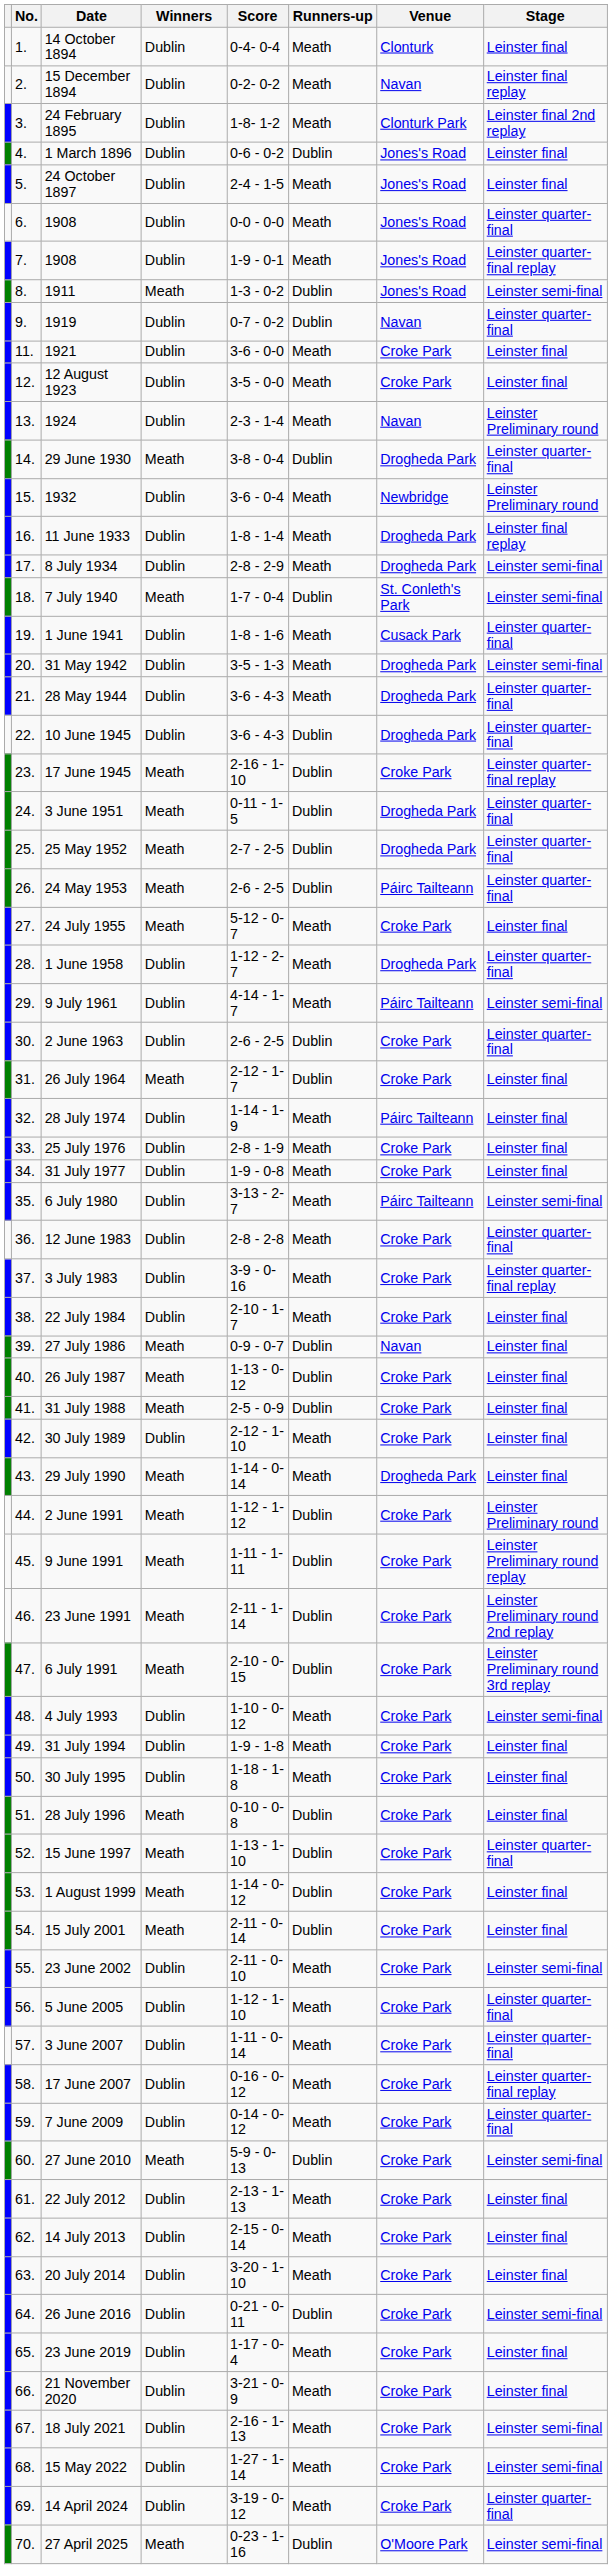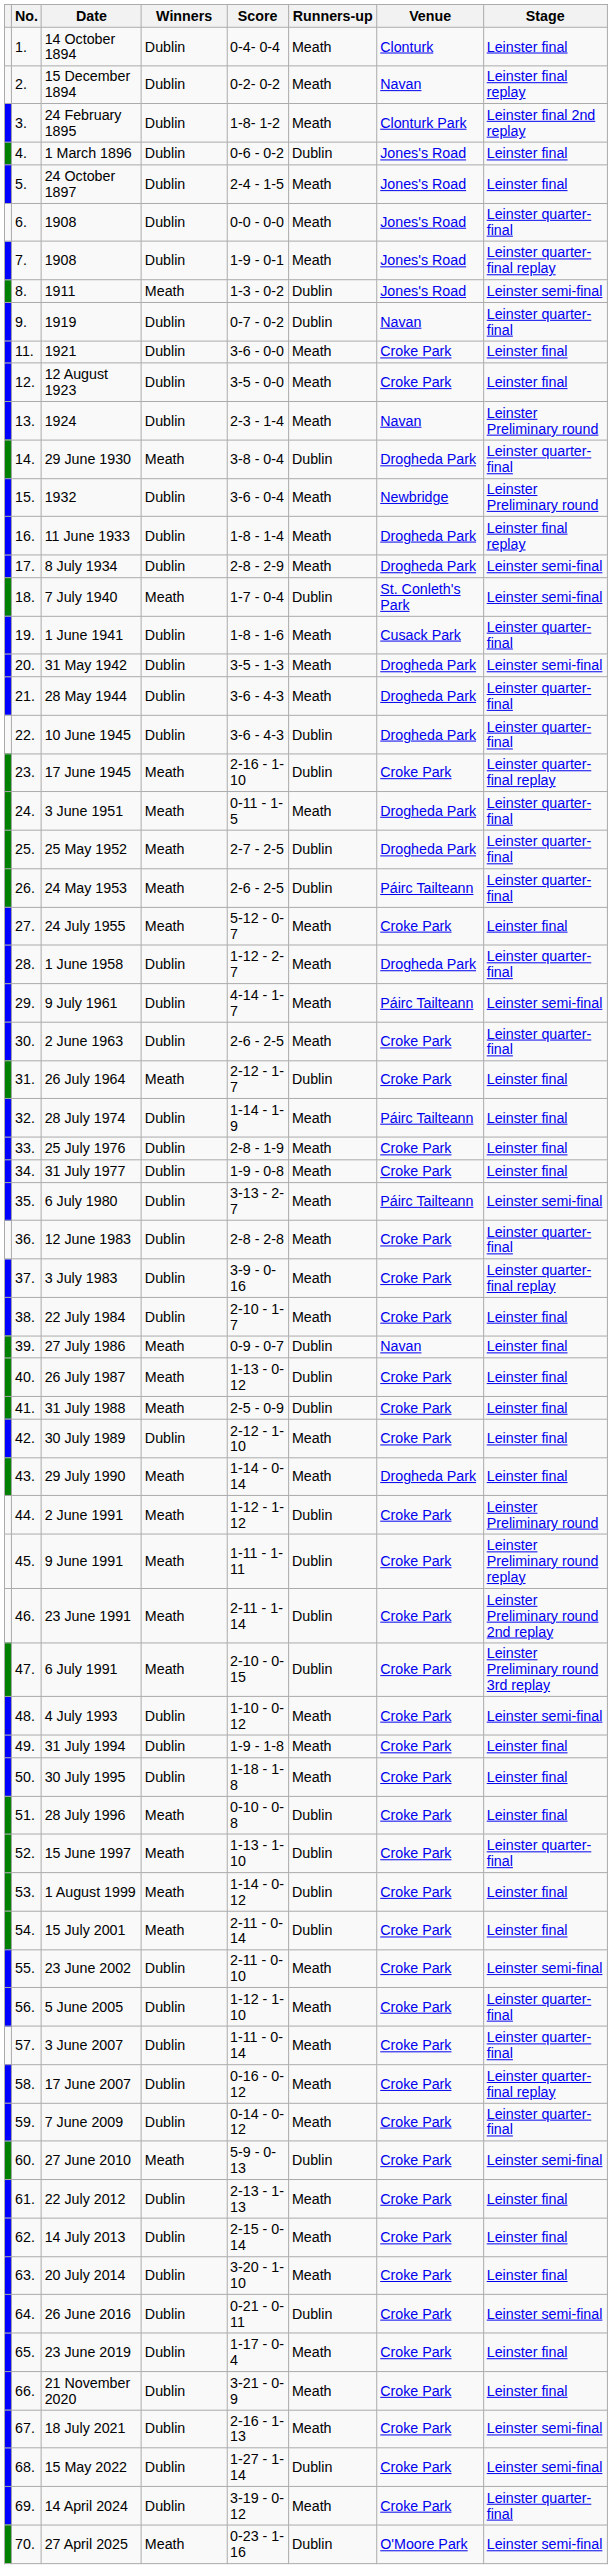(312, 811) Dublin -> (312, 811) Meath
(312, 1042) Dublin -> (312, 1042) Meath
(312, 2468) Meath -> (312, 2468) Dublin
